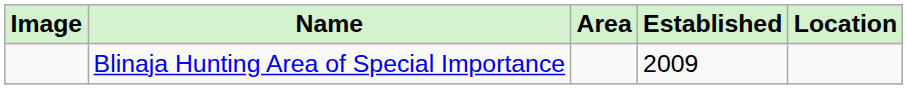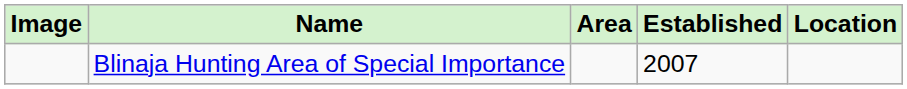(671, 63) 2009 -> (671, 63) 2007
